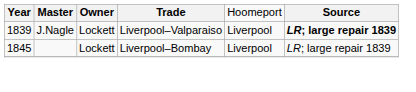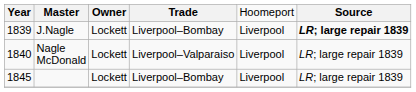(171, 30) Liverpool–Valparaiso -> (178, 30) Liverpool–Bombay
+ row: (19, 54)
